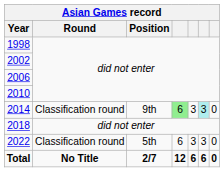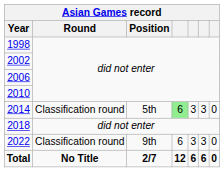(149, 110) 9th -> (149, 110) 5th
(204, 110) paleturquoise background -> (204, 110) no background
(149, 142) 5th -> (149, 142) 9th
